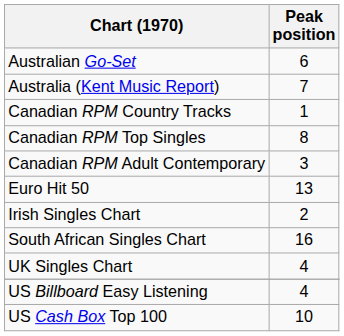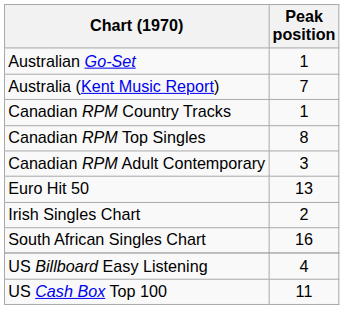(304, 61) 6 -> (304, 61) 1
- row: (70, 266)
(304, 317) 10 -> (304, 291) 11
